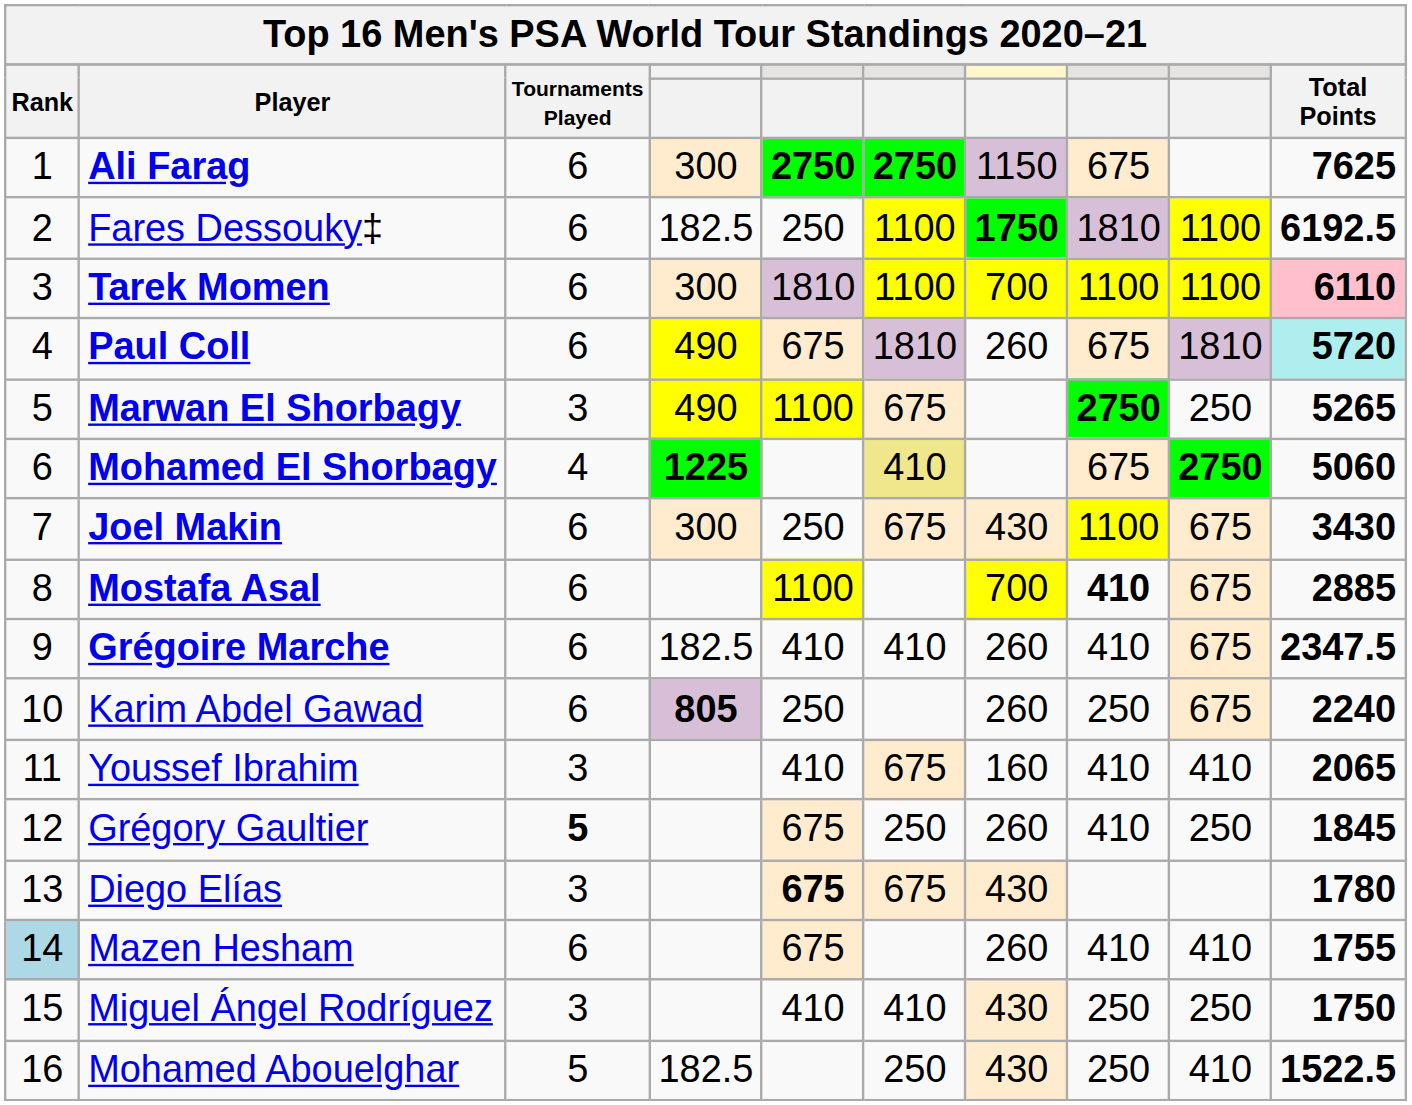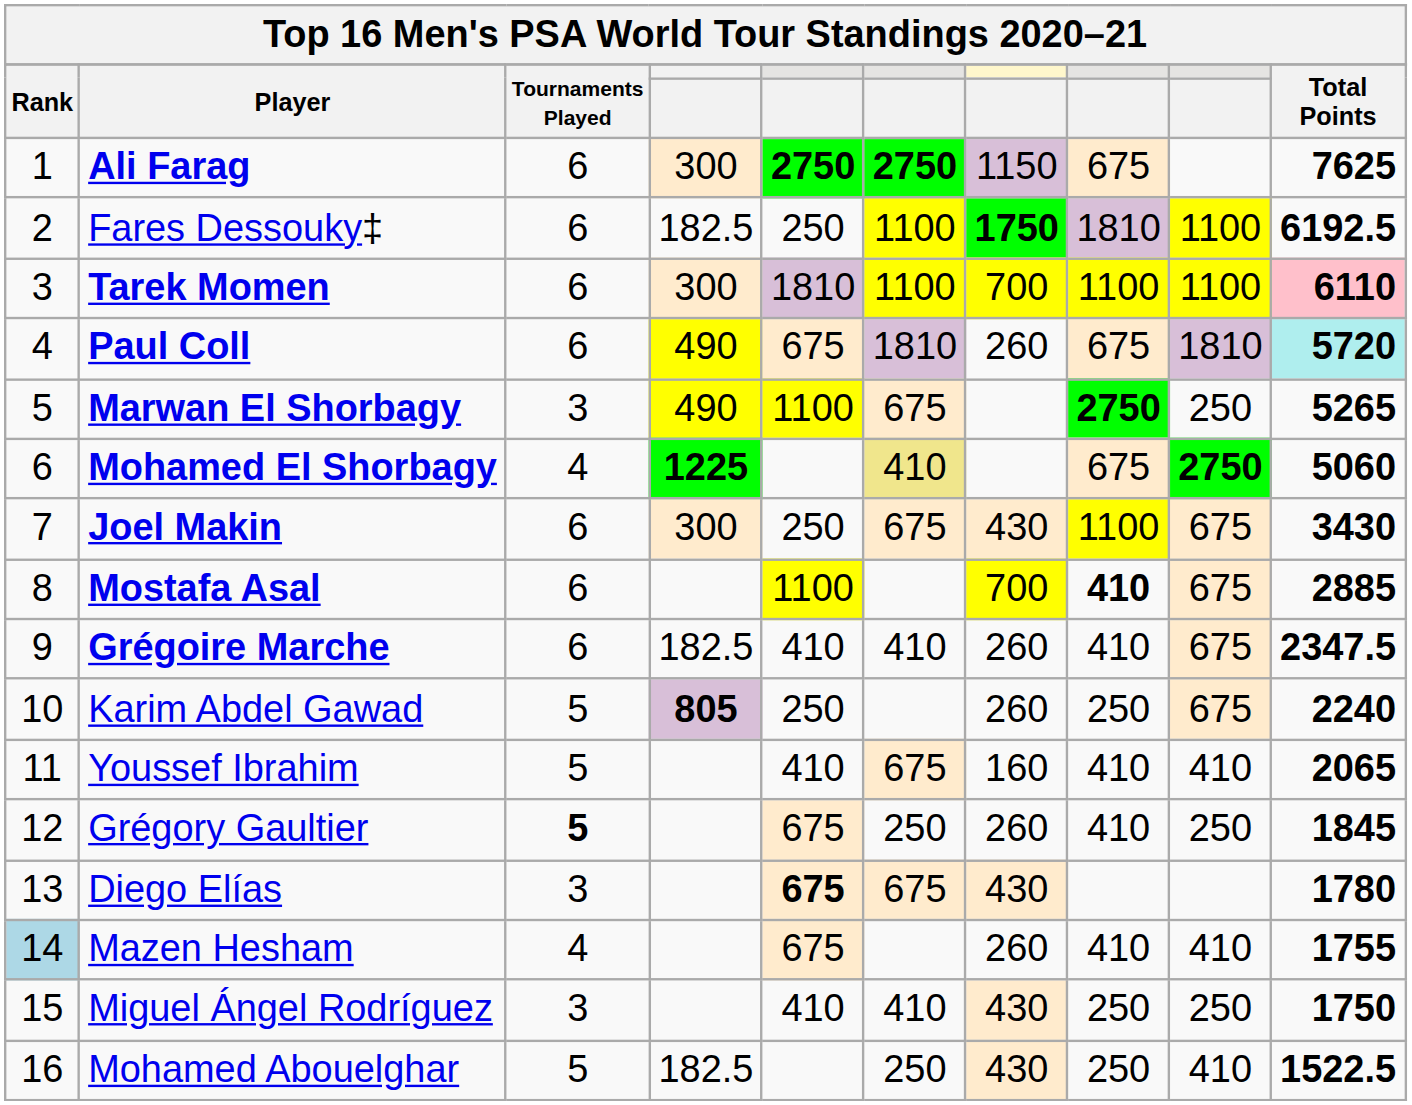(578, 708) 6 -> (578, 708) 5
(578, 768) 3 -> (578, 768) 5
(578, 949) 6 -> (578, 949) 4
